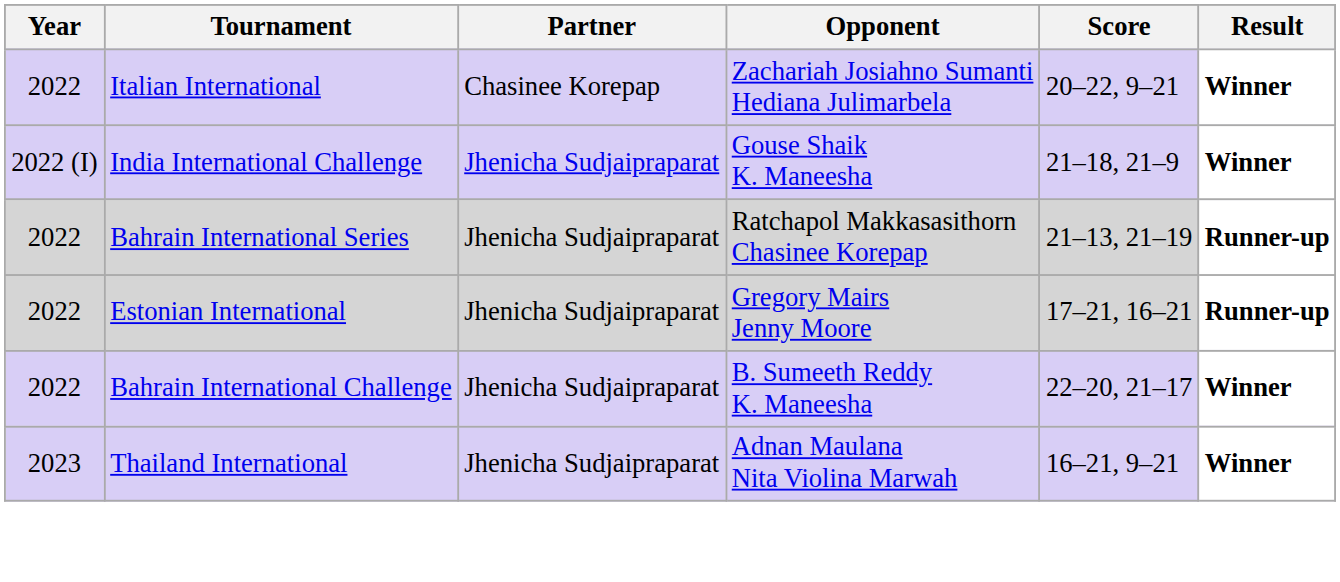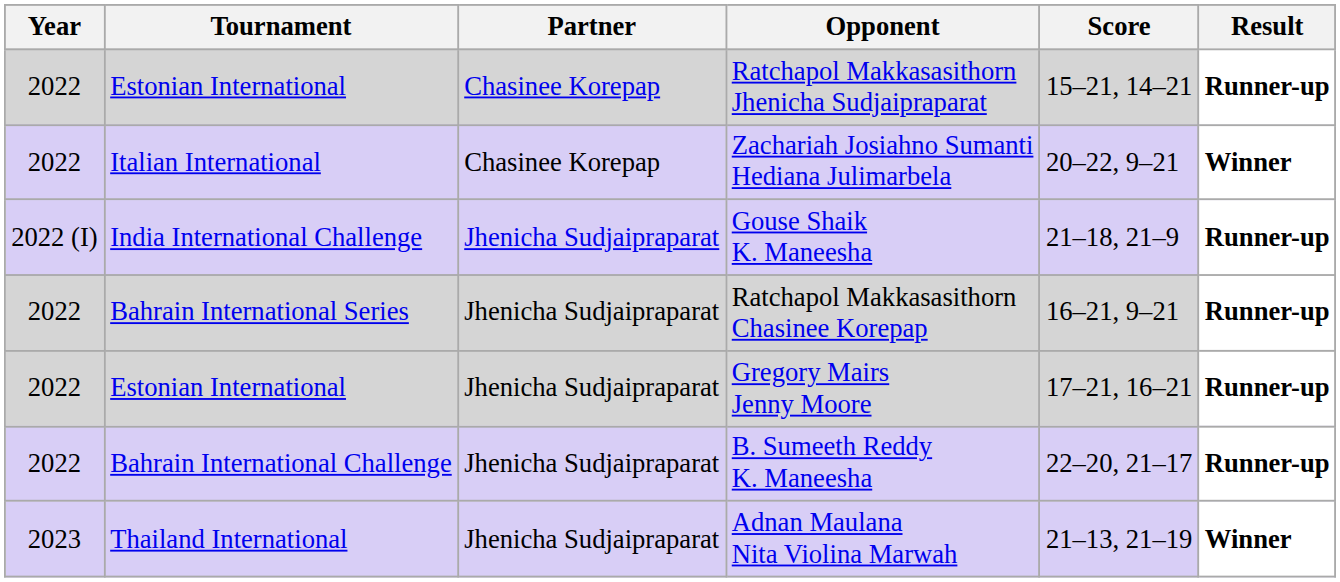+ row: (874, 86)
(1248, 161) Winner -> (1267, 237) Runner-up
(1119, 237) 21–13, 21–19 -> (1112, 312) 16–21, 9–21
(1248, 388) Winner -> (1267, 463) Runner-up
(1112, 463) 16–21, 9–21 -> (1119, 538) 21–13, 21–19
